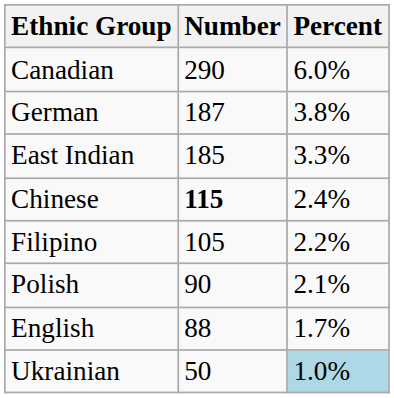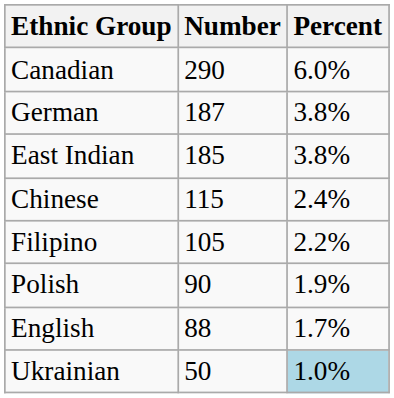(322, 155) 3.3% -> (322, 155) 3.8%
(204, 198) bold -> (204, 198) normal
(322, 284) 2.1% -> (322, 284) 1.9%
